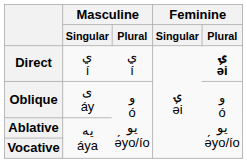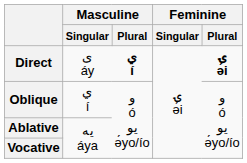(88, 63) ي í -> (88, 63) ی áy
(132, 63) normal -> (132, 63) bold
(88, 99) ی áy -> (88, 99) ي í
